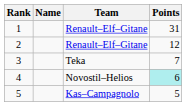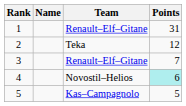(107, 45) Renault–Elf–Gitane -> (75, 45) Teka
(75, 61) Teka -> (107, 61) Renault–Elf–Gitane
